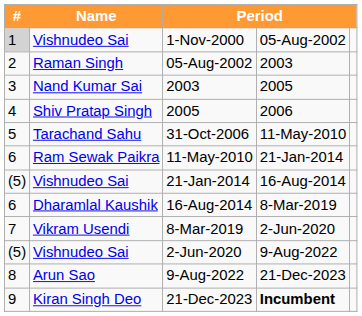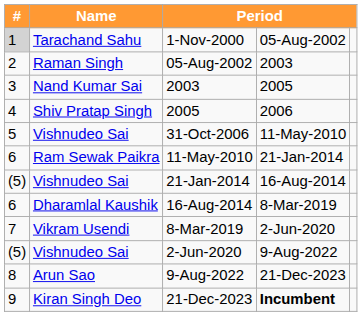(81, 39) Vishnudeo Sai -> (87, 39) Tarachand Sahu
(87, 134) Tarachand Sahu -> (81, 134) Vishnudeo Sai
